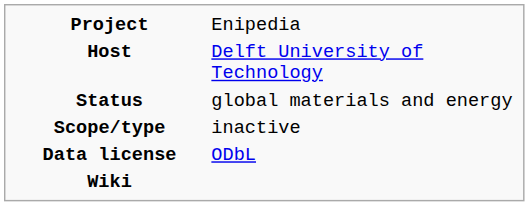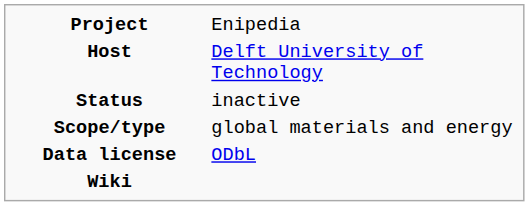(362, 100) global materials and energy -> (256, 100) inactive
(256, 127) inactive -> (362, 127) global materials and energy
